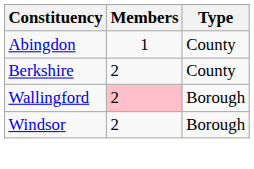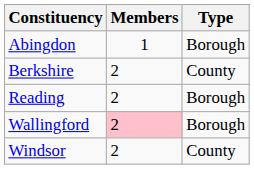(211, 44) County -> (216, 44) Borough
+ row: (36, 97)
(216, 124) Borough -> (211, 151) County
